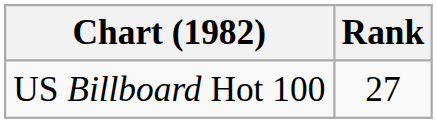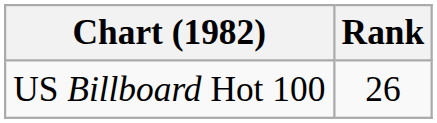(383, 88) 27 -> (383, 88) 26
